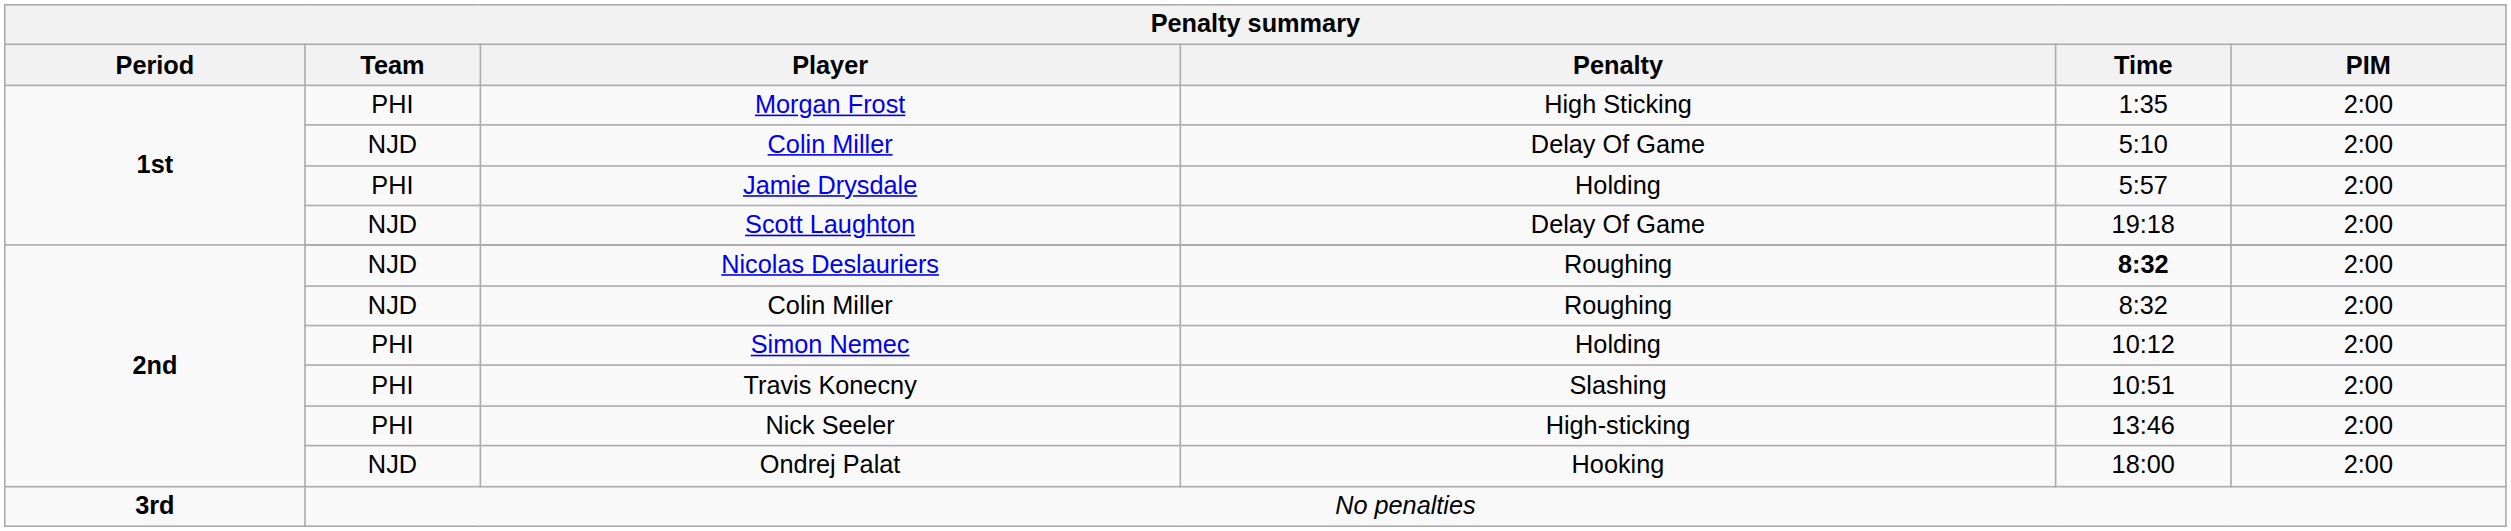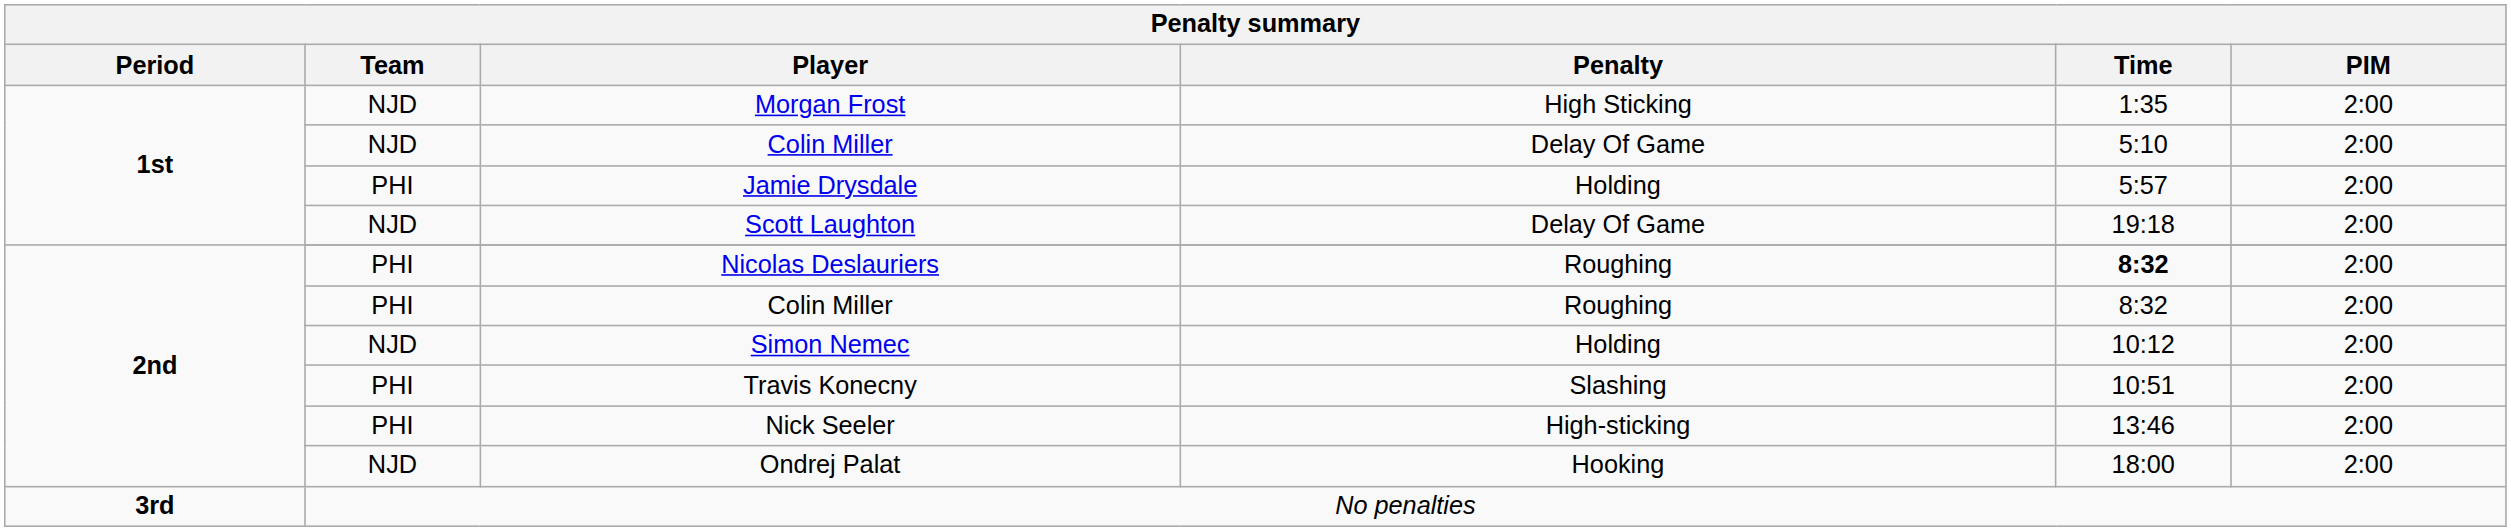(392, 104) PHI -> (392, 104) NJD
(392, 265) NJD -> (392, 265) PHI
(392, 305) NJD -> (392, 305) PHI
(392, 345) PHI -> (392, 345) NJD
